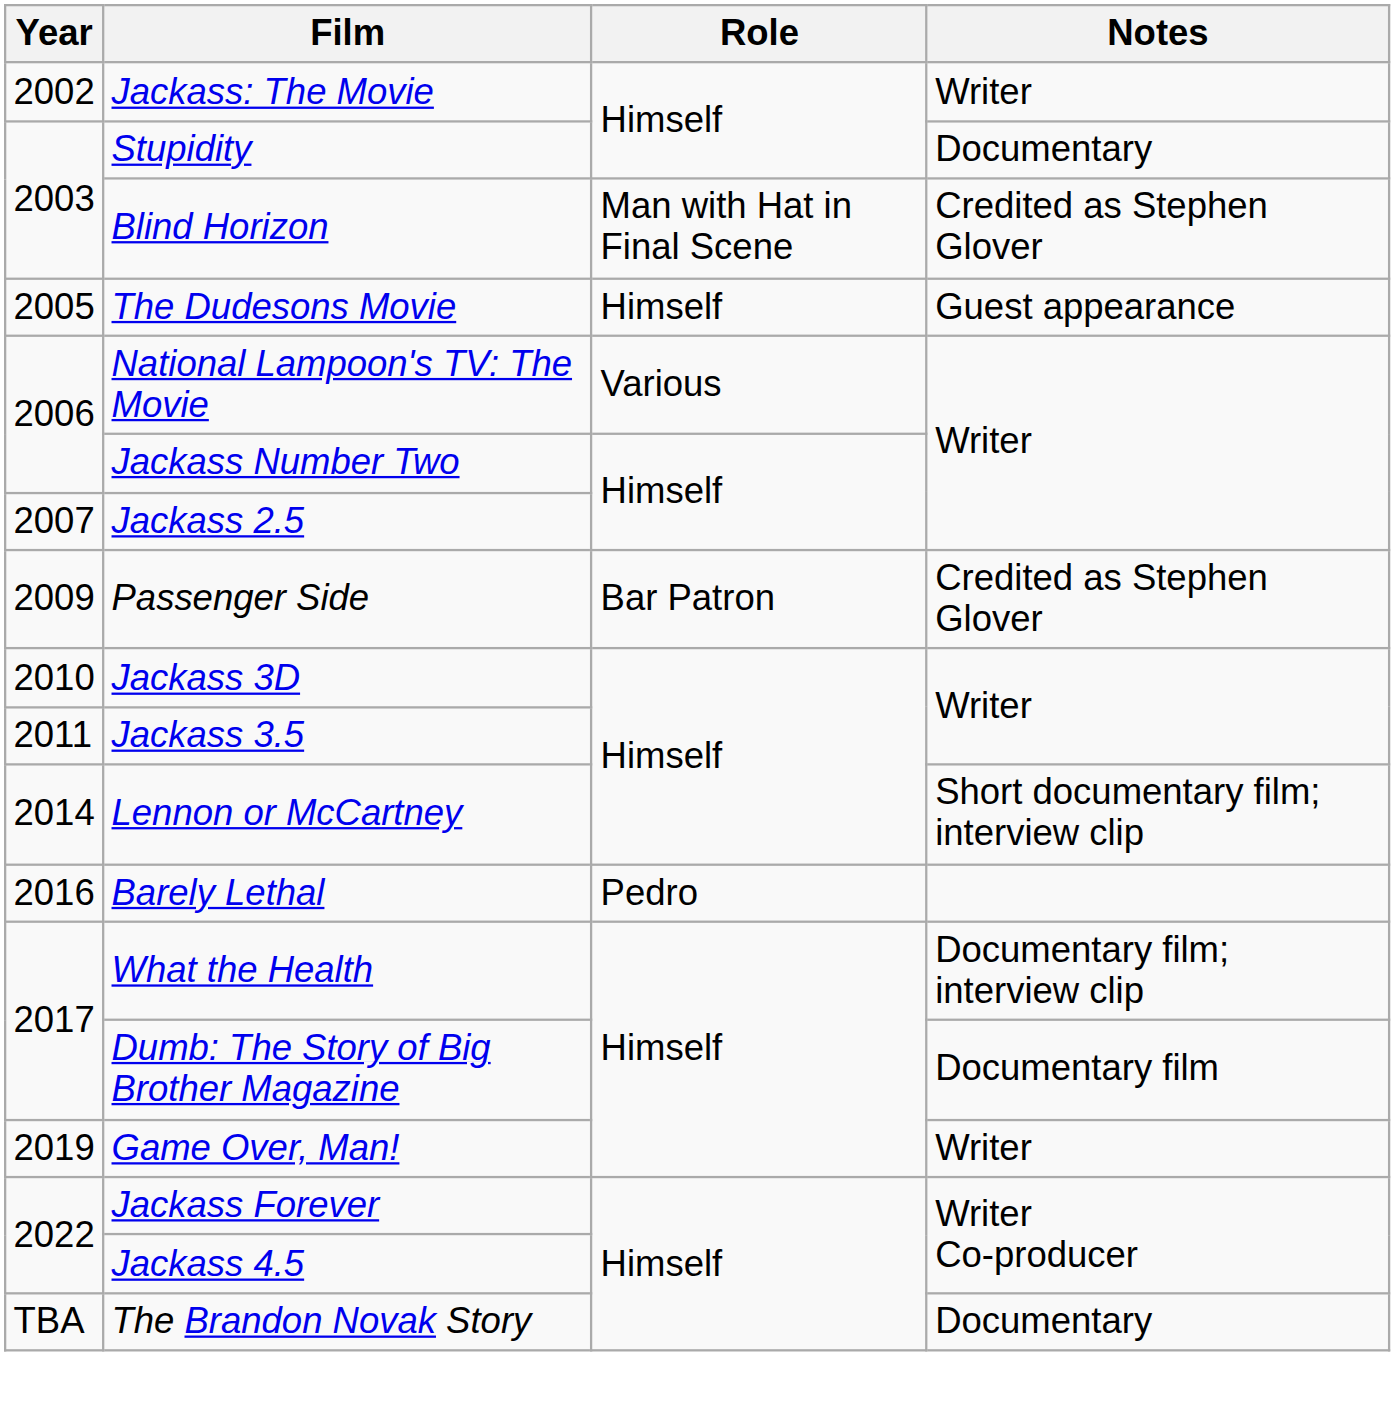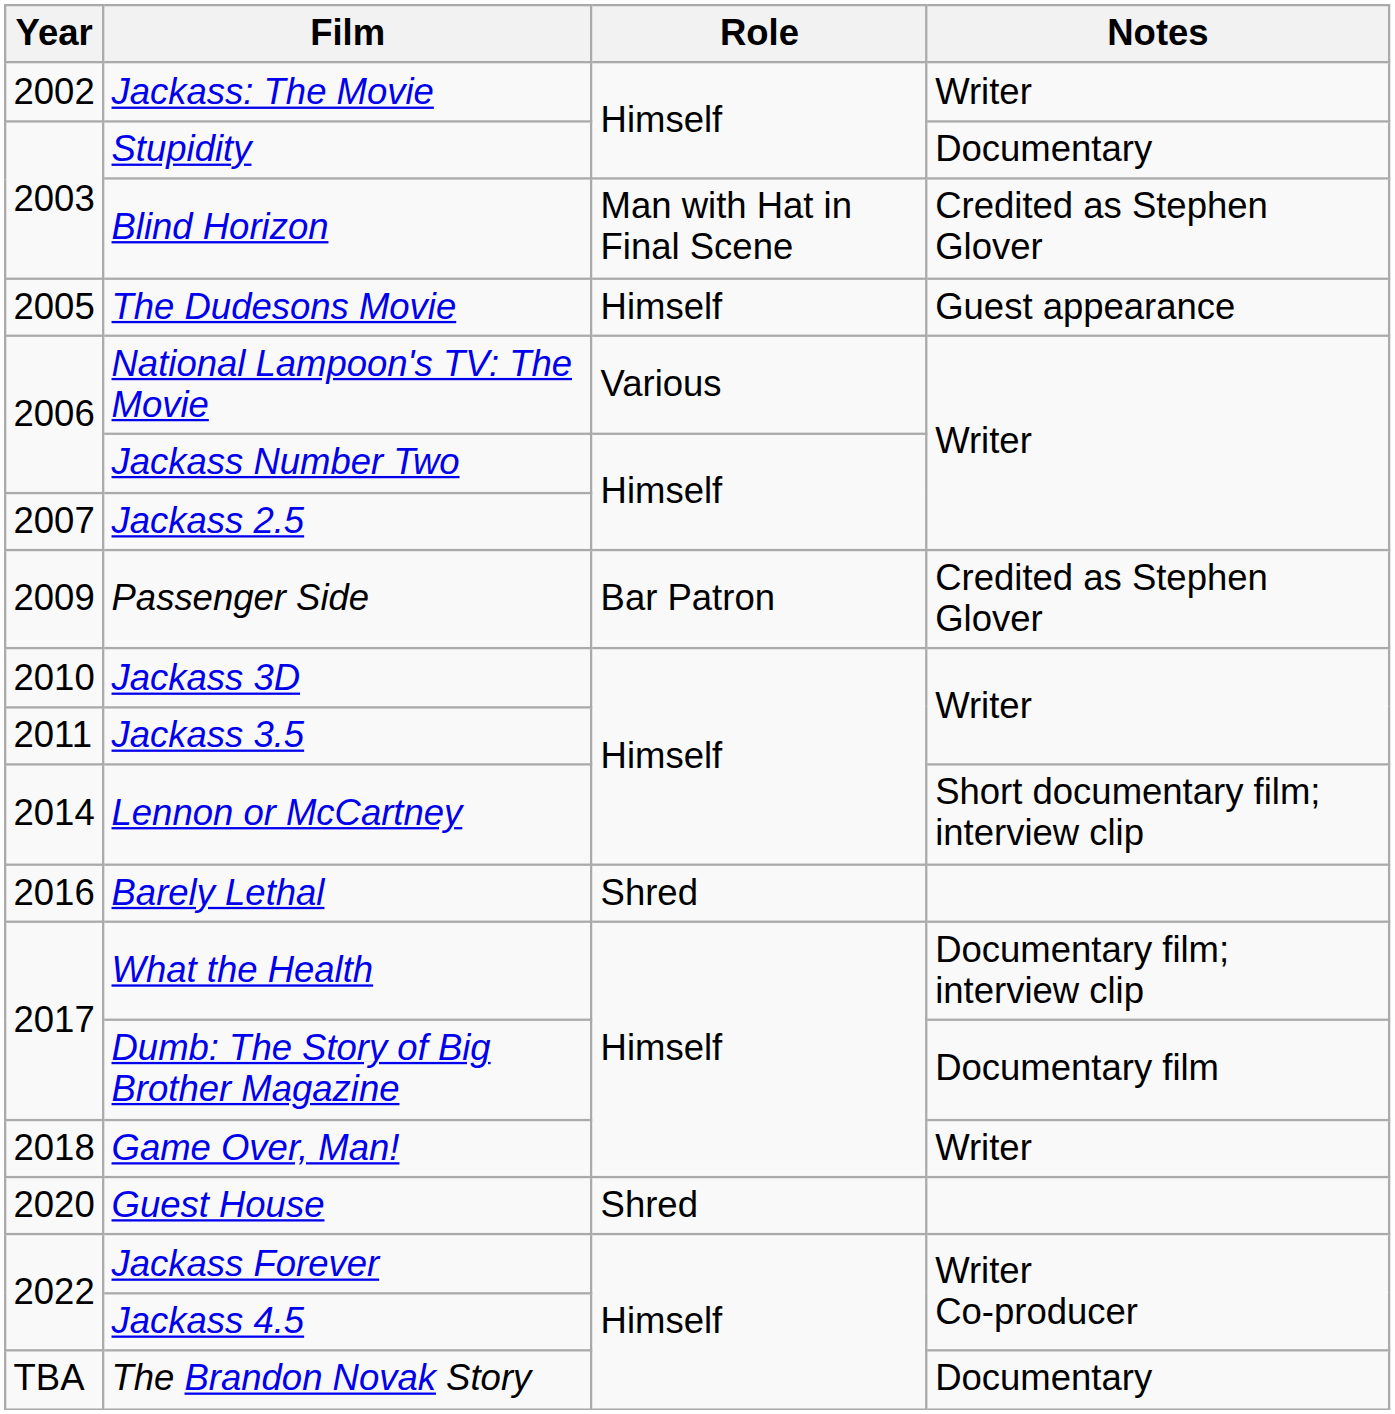(649, 891) Pedro -> (649, 891) Shred
(54, 1147) 2019 -> (54, 1147) 2018
+ row: (218, 1205)
